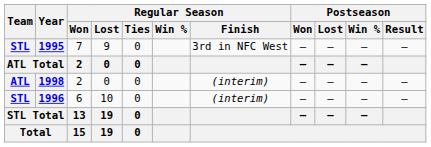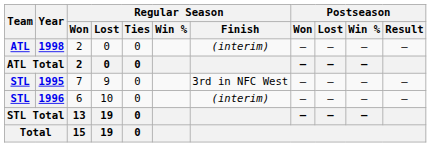rows swapped: (51, 82) <-> (51, 48)
